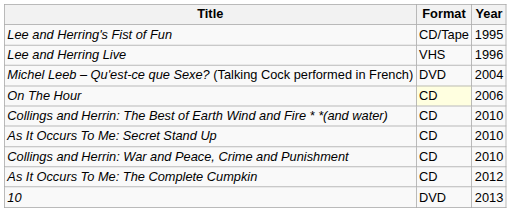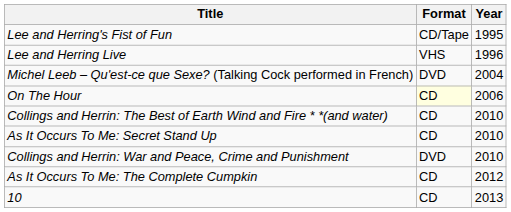(428, 156) CD -> (433, 156) DVD
(433, 197) DVD -> (428, 197) CD
